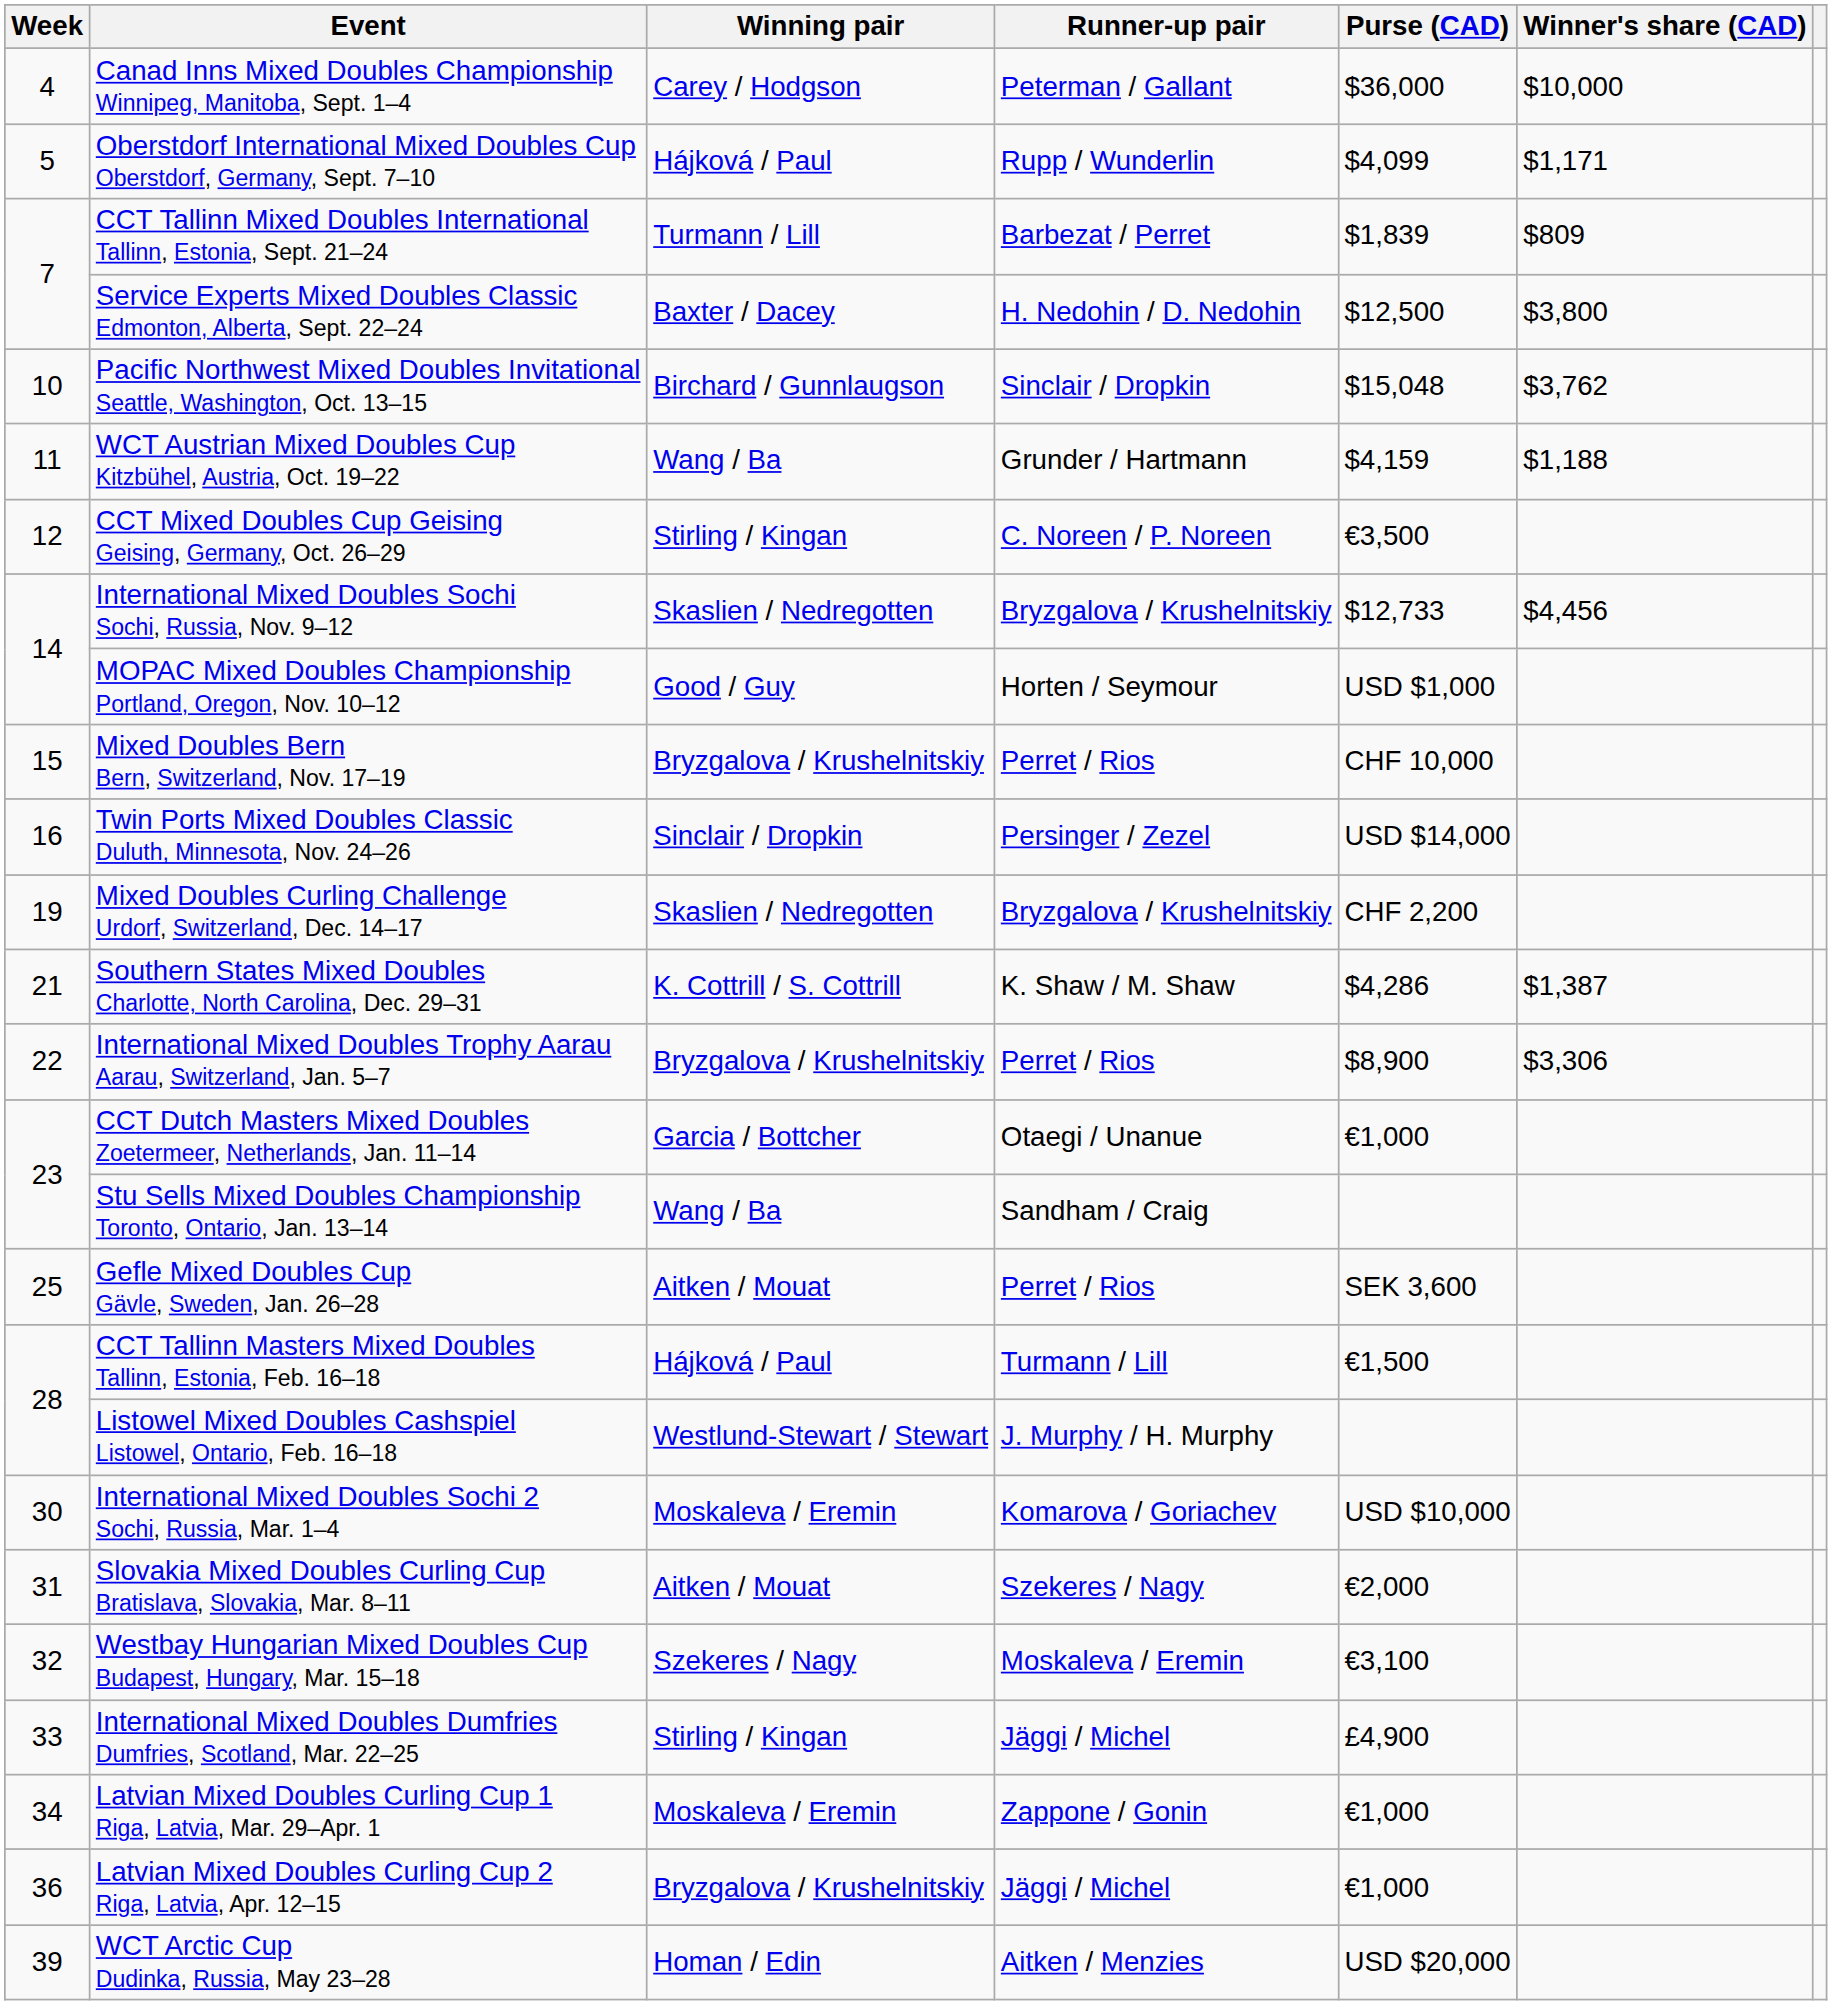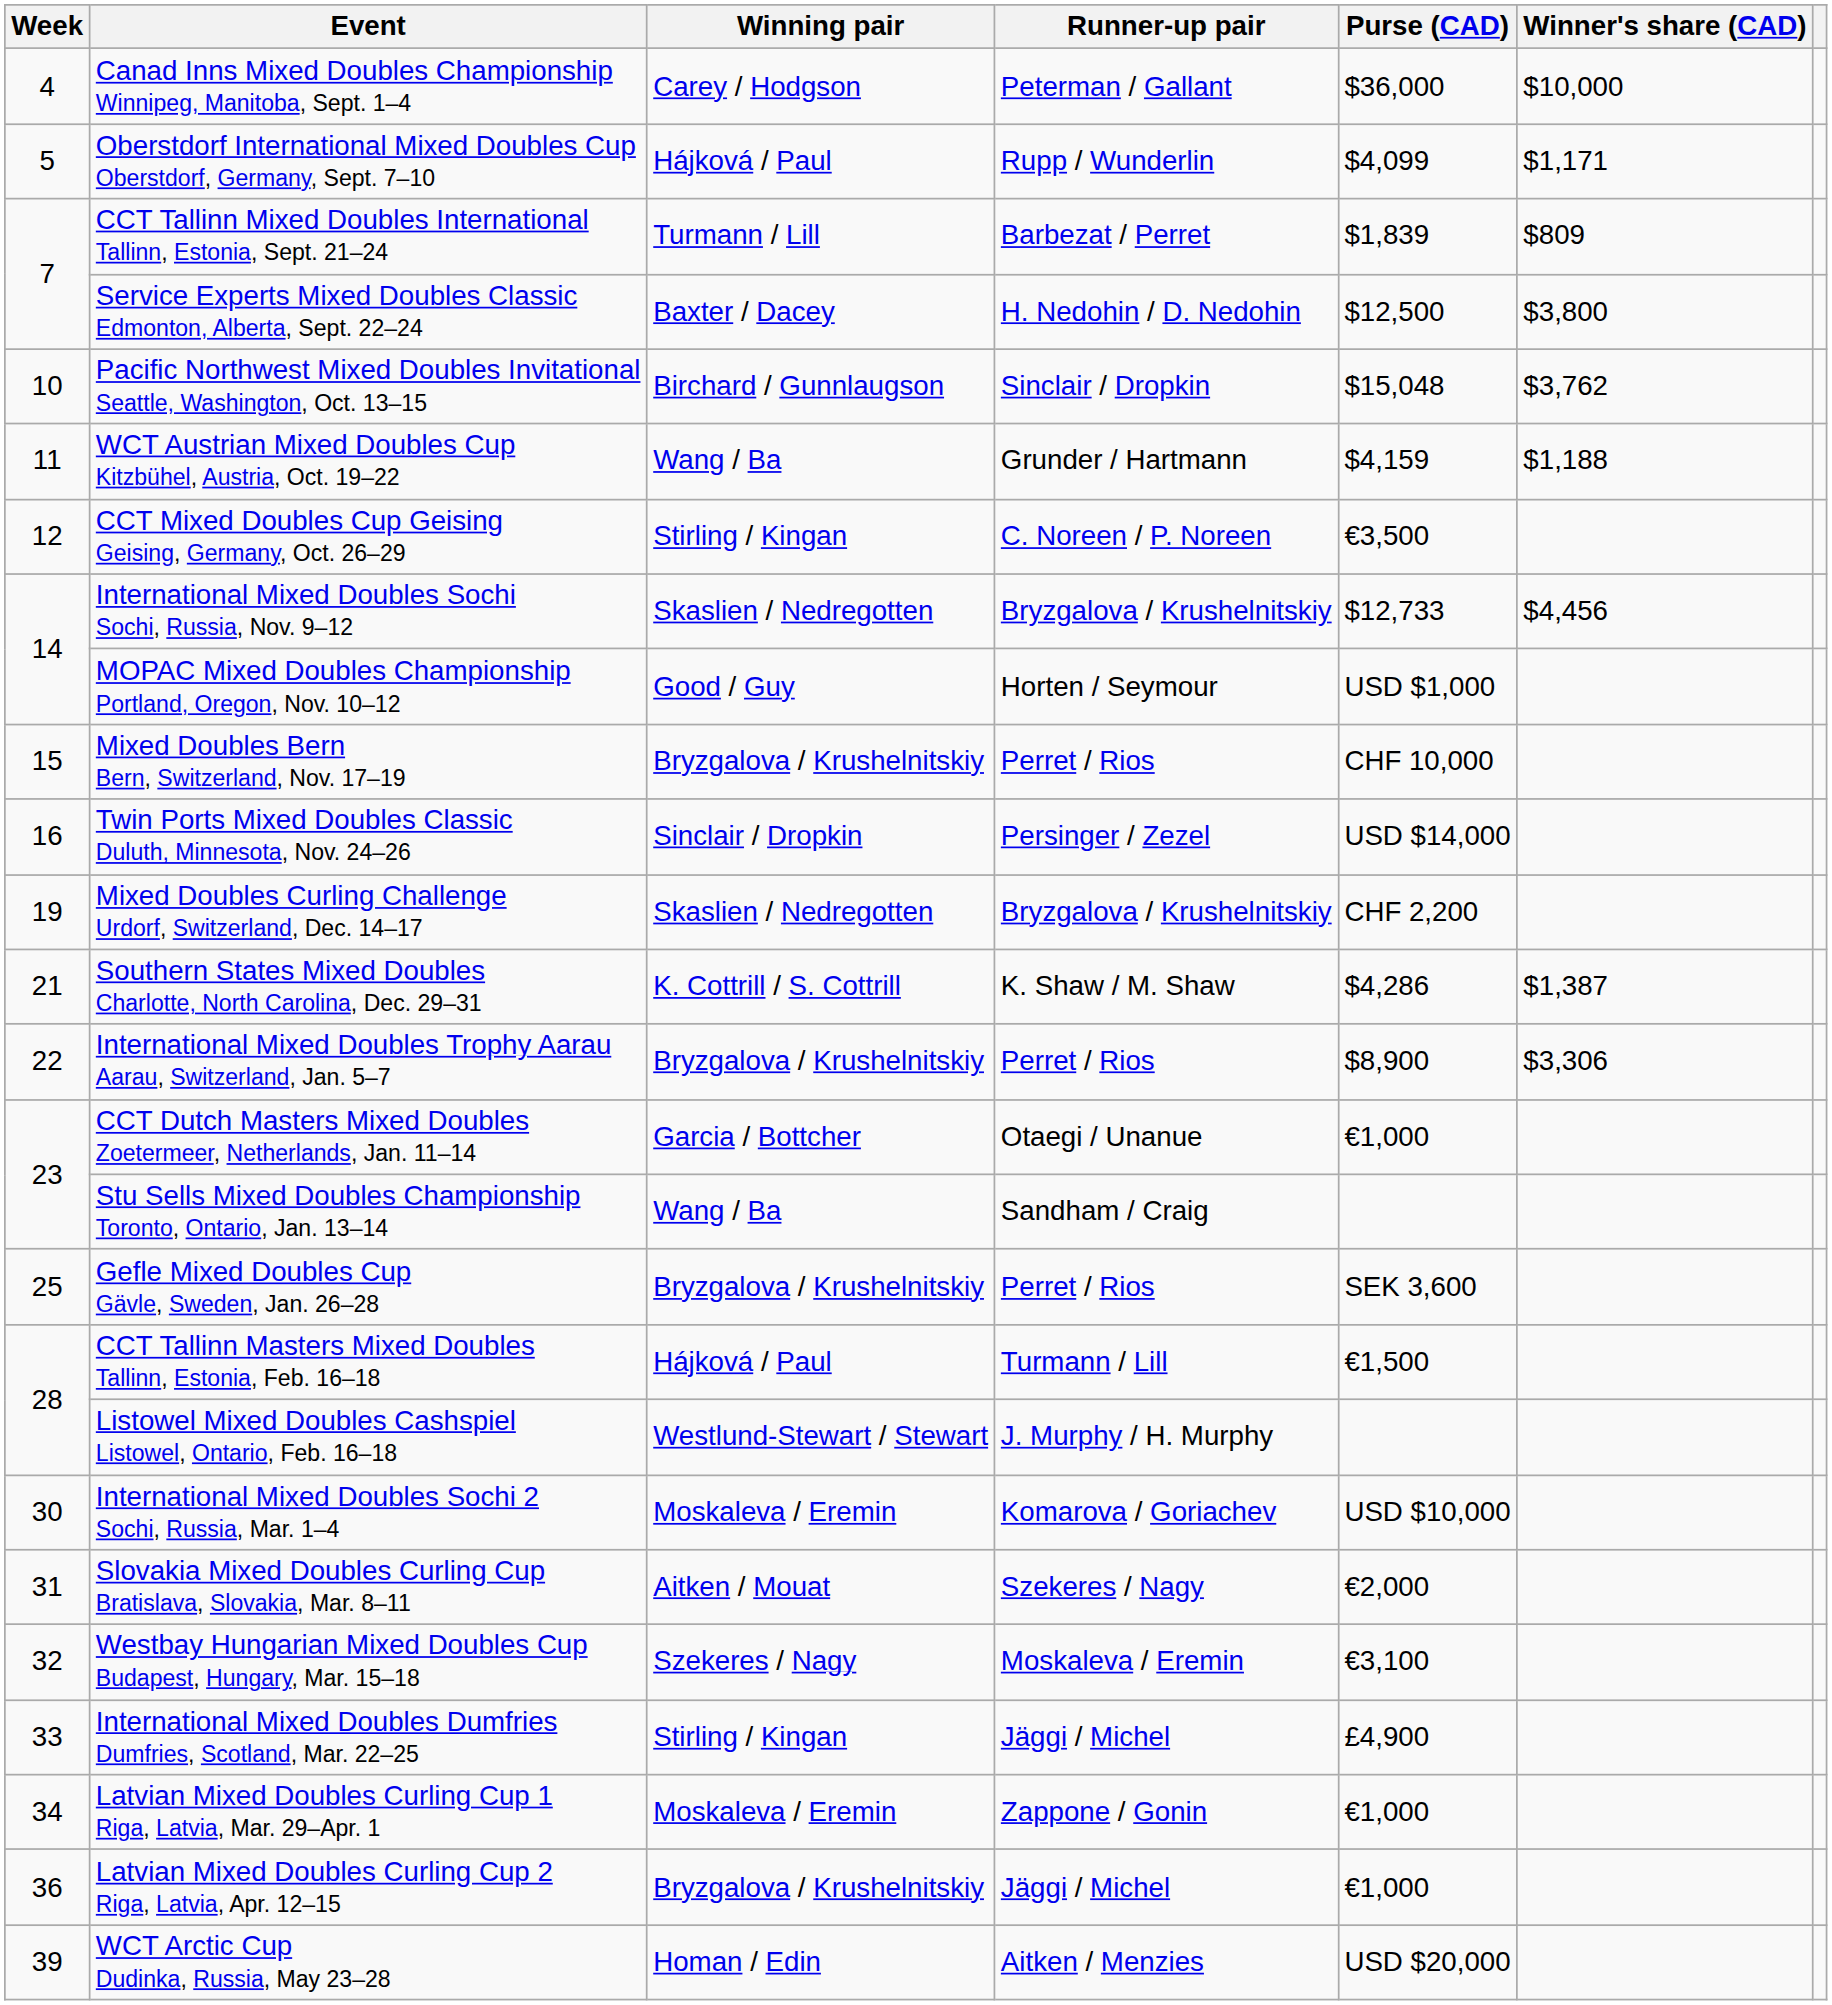(742, 1286) Aitken / Mouat -> (819, 1286) Bryzgalova / Krushelnitskiy
